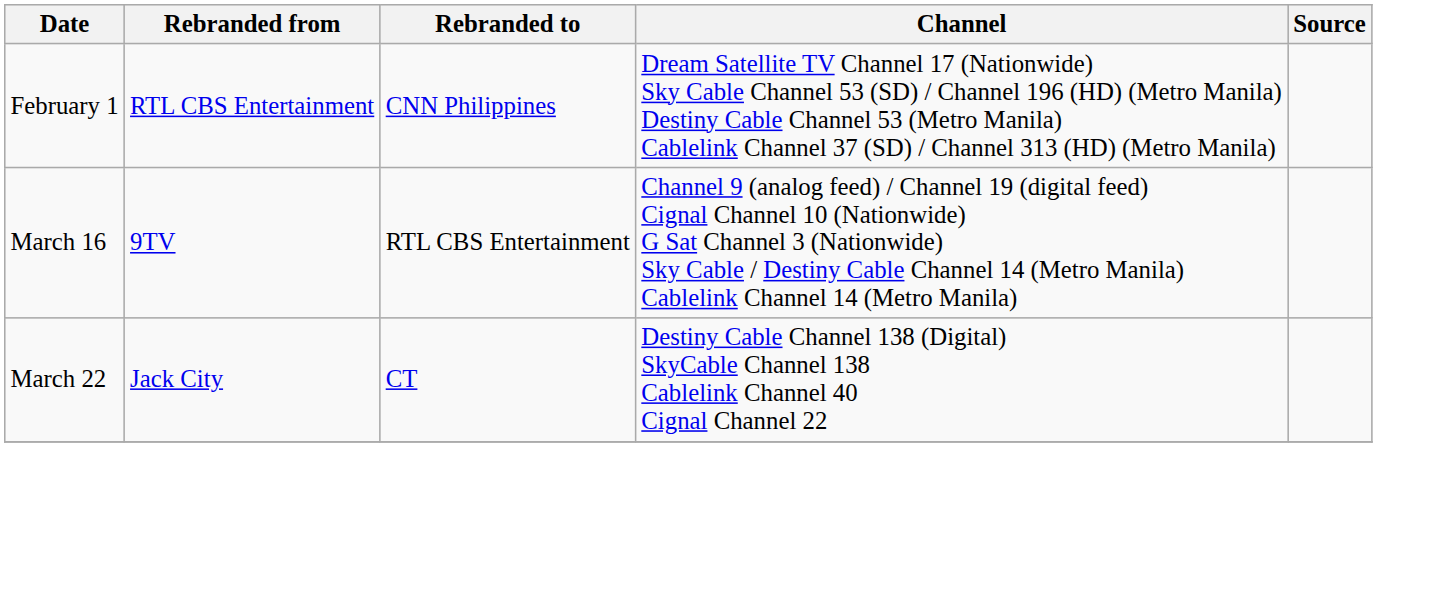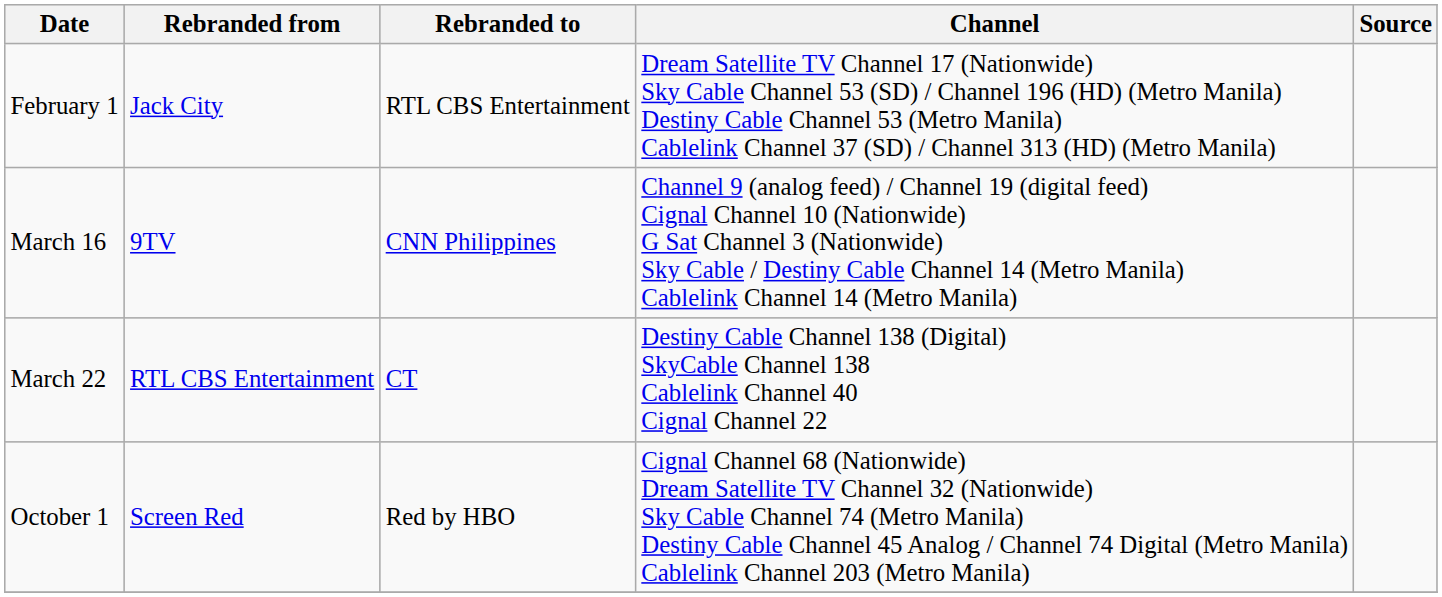(252, 105) RTL CBS Entertainment -> (177, 105) Jack City
(471, 105) CNN Philippines -> (508, 105) RTL CBS Entertainment
(508, 242) RTL CBS Entertainment -> (471, 242) CNN Philippines
(177, 379) Jack City -> (252, 379) RTL CBS Entertainment
+ row: (60, 516)
